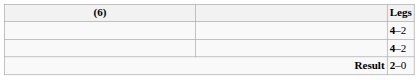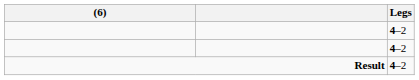(398, 65) 2–0 -> (398, 65) 4–2
